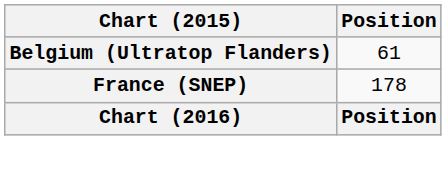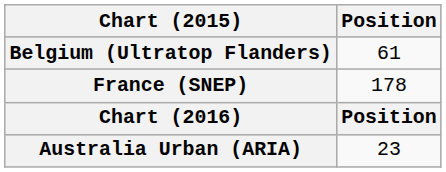+ row: (171, 151)
